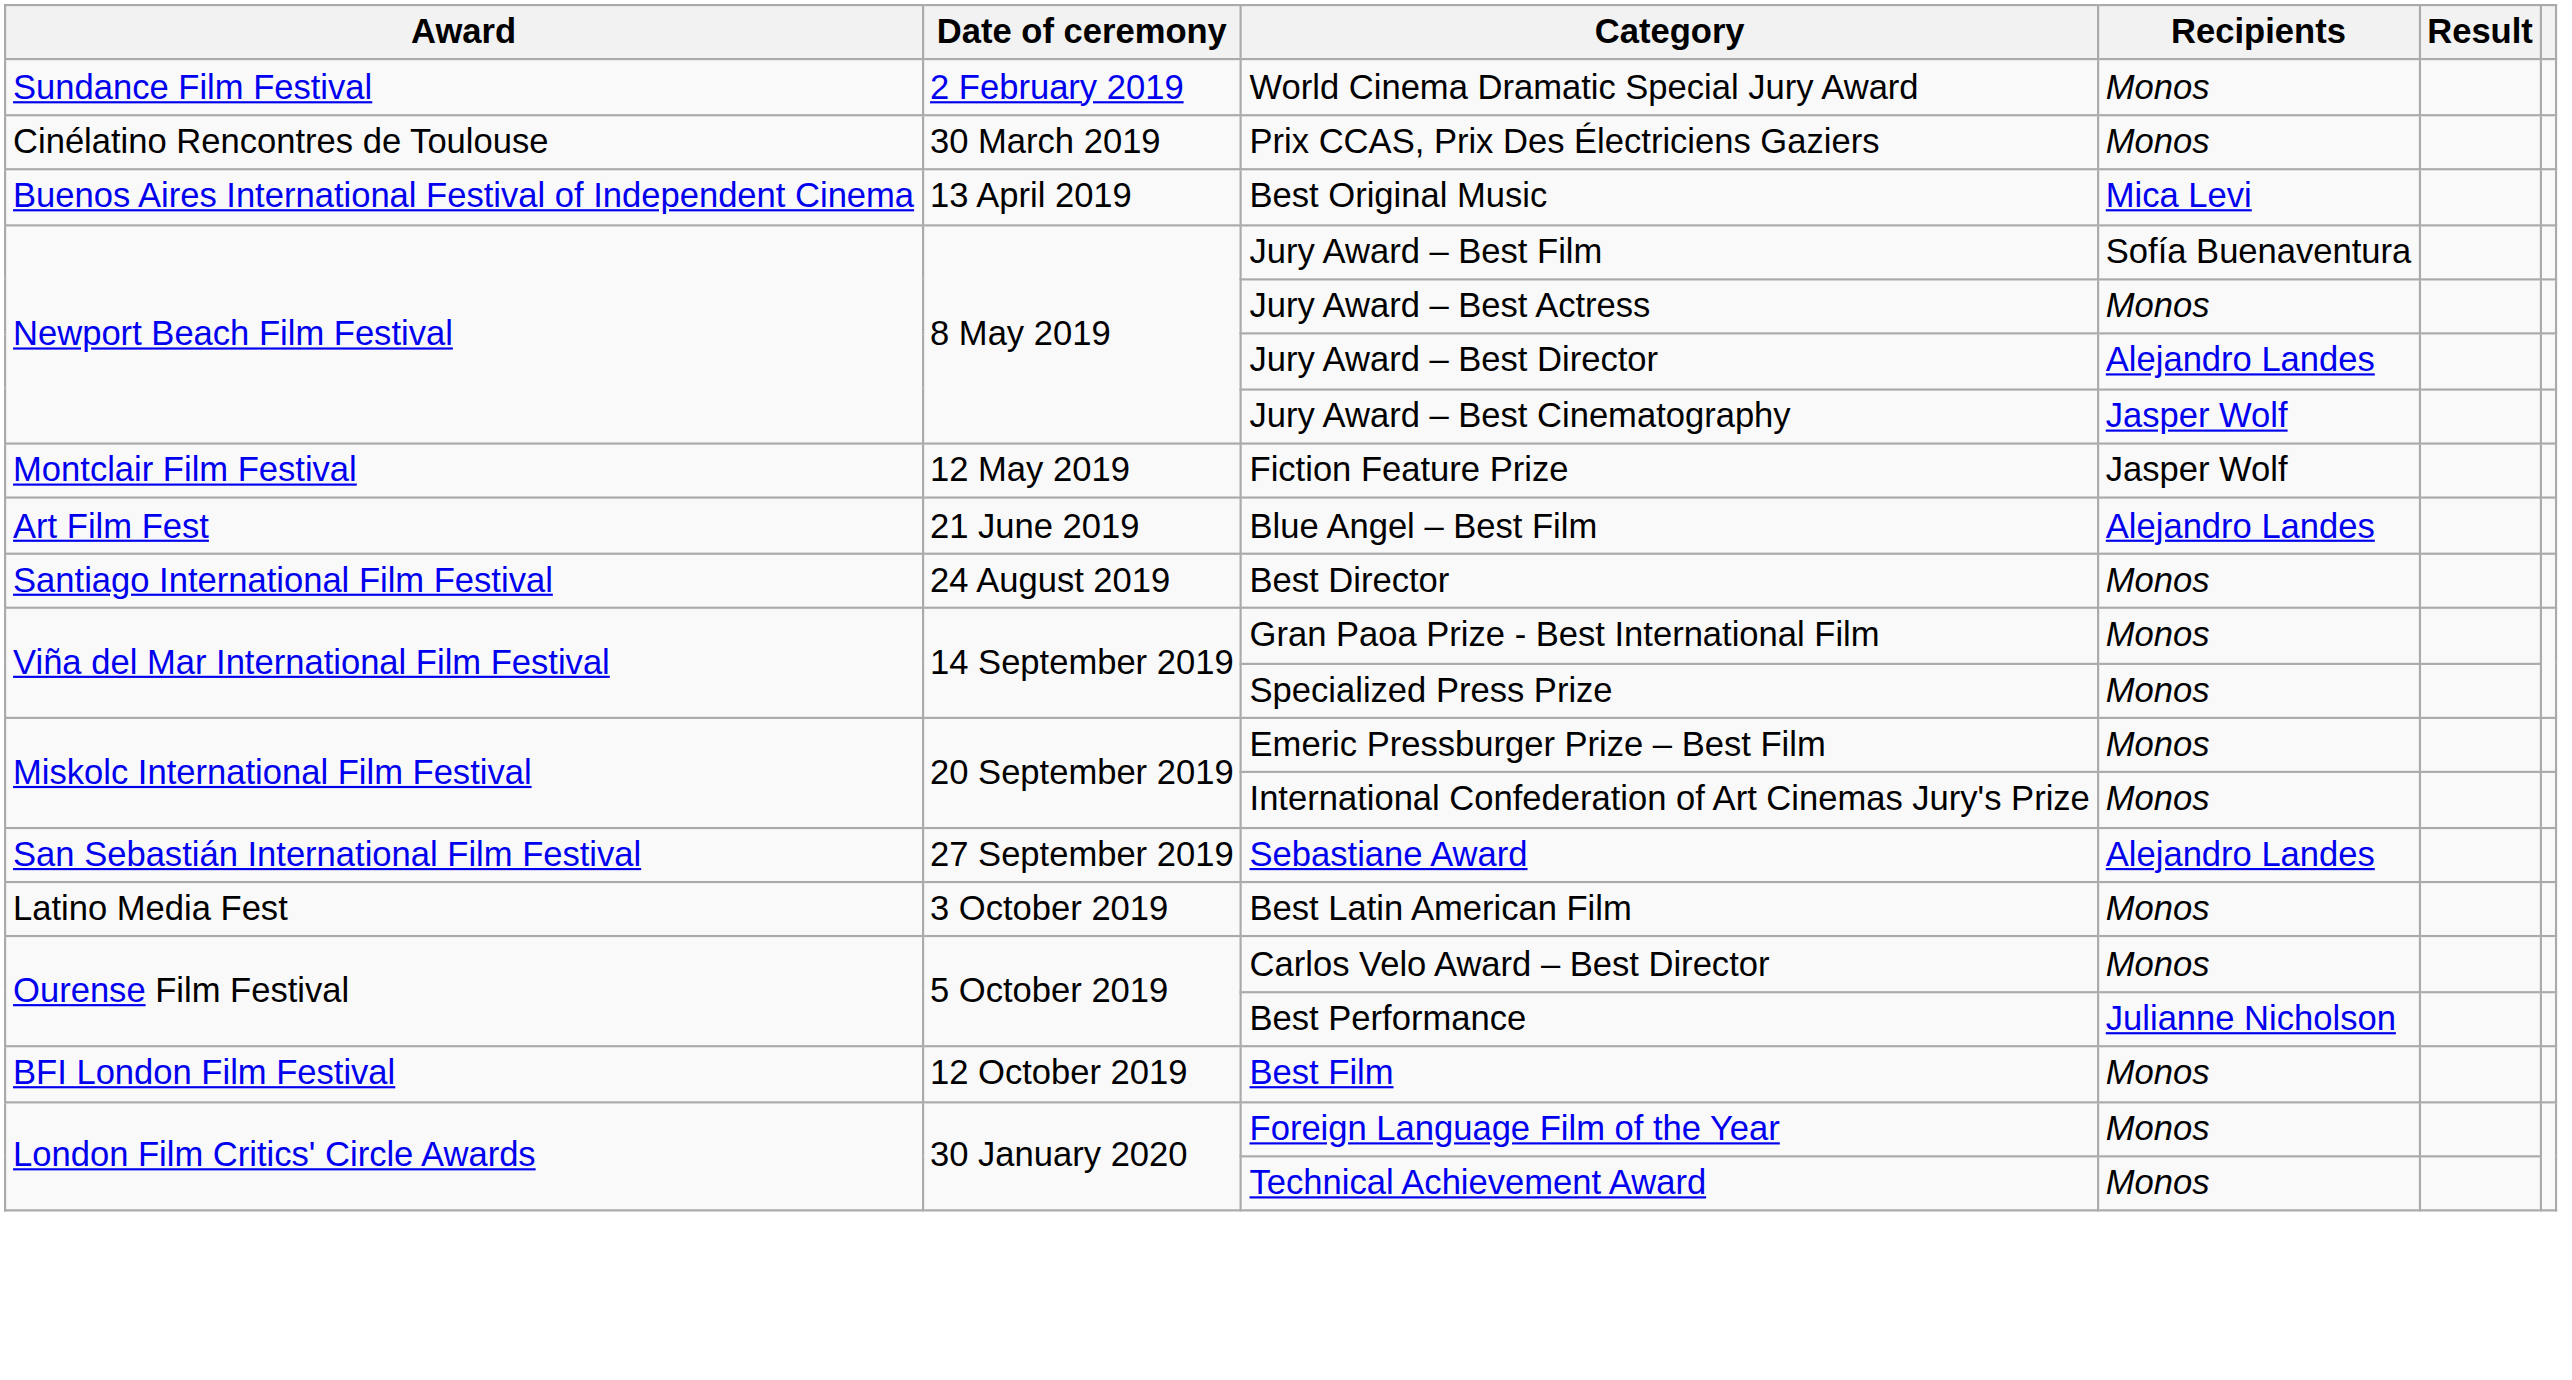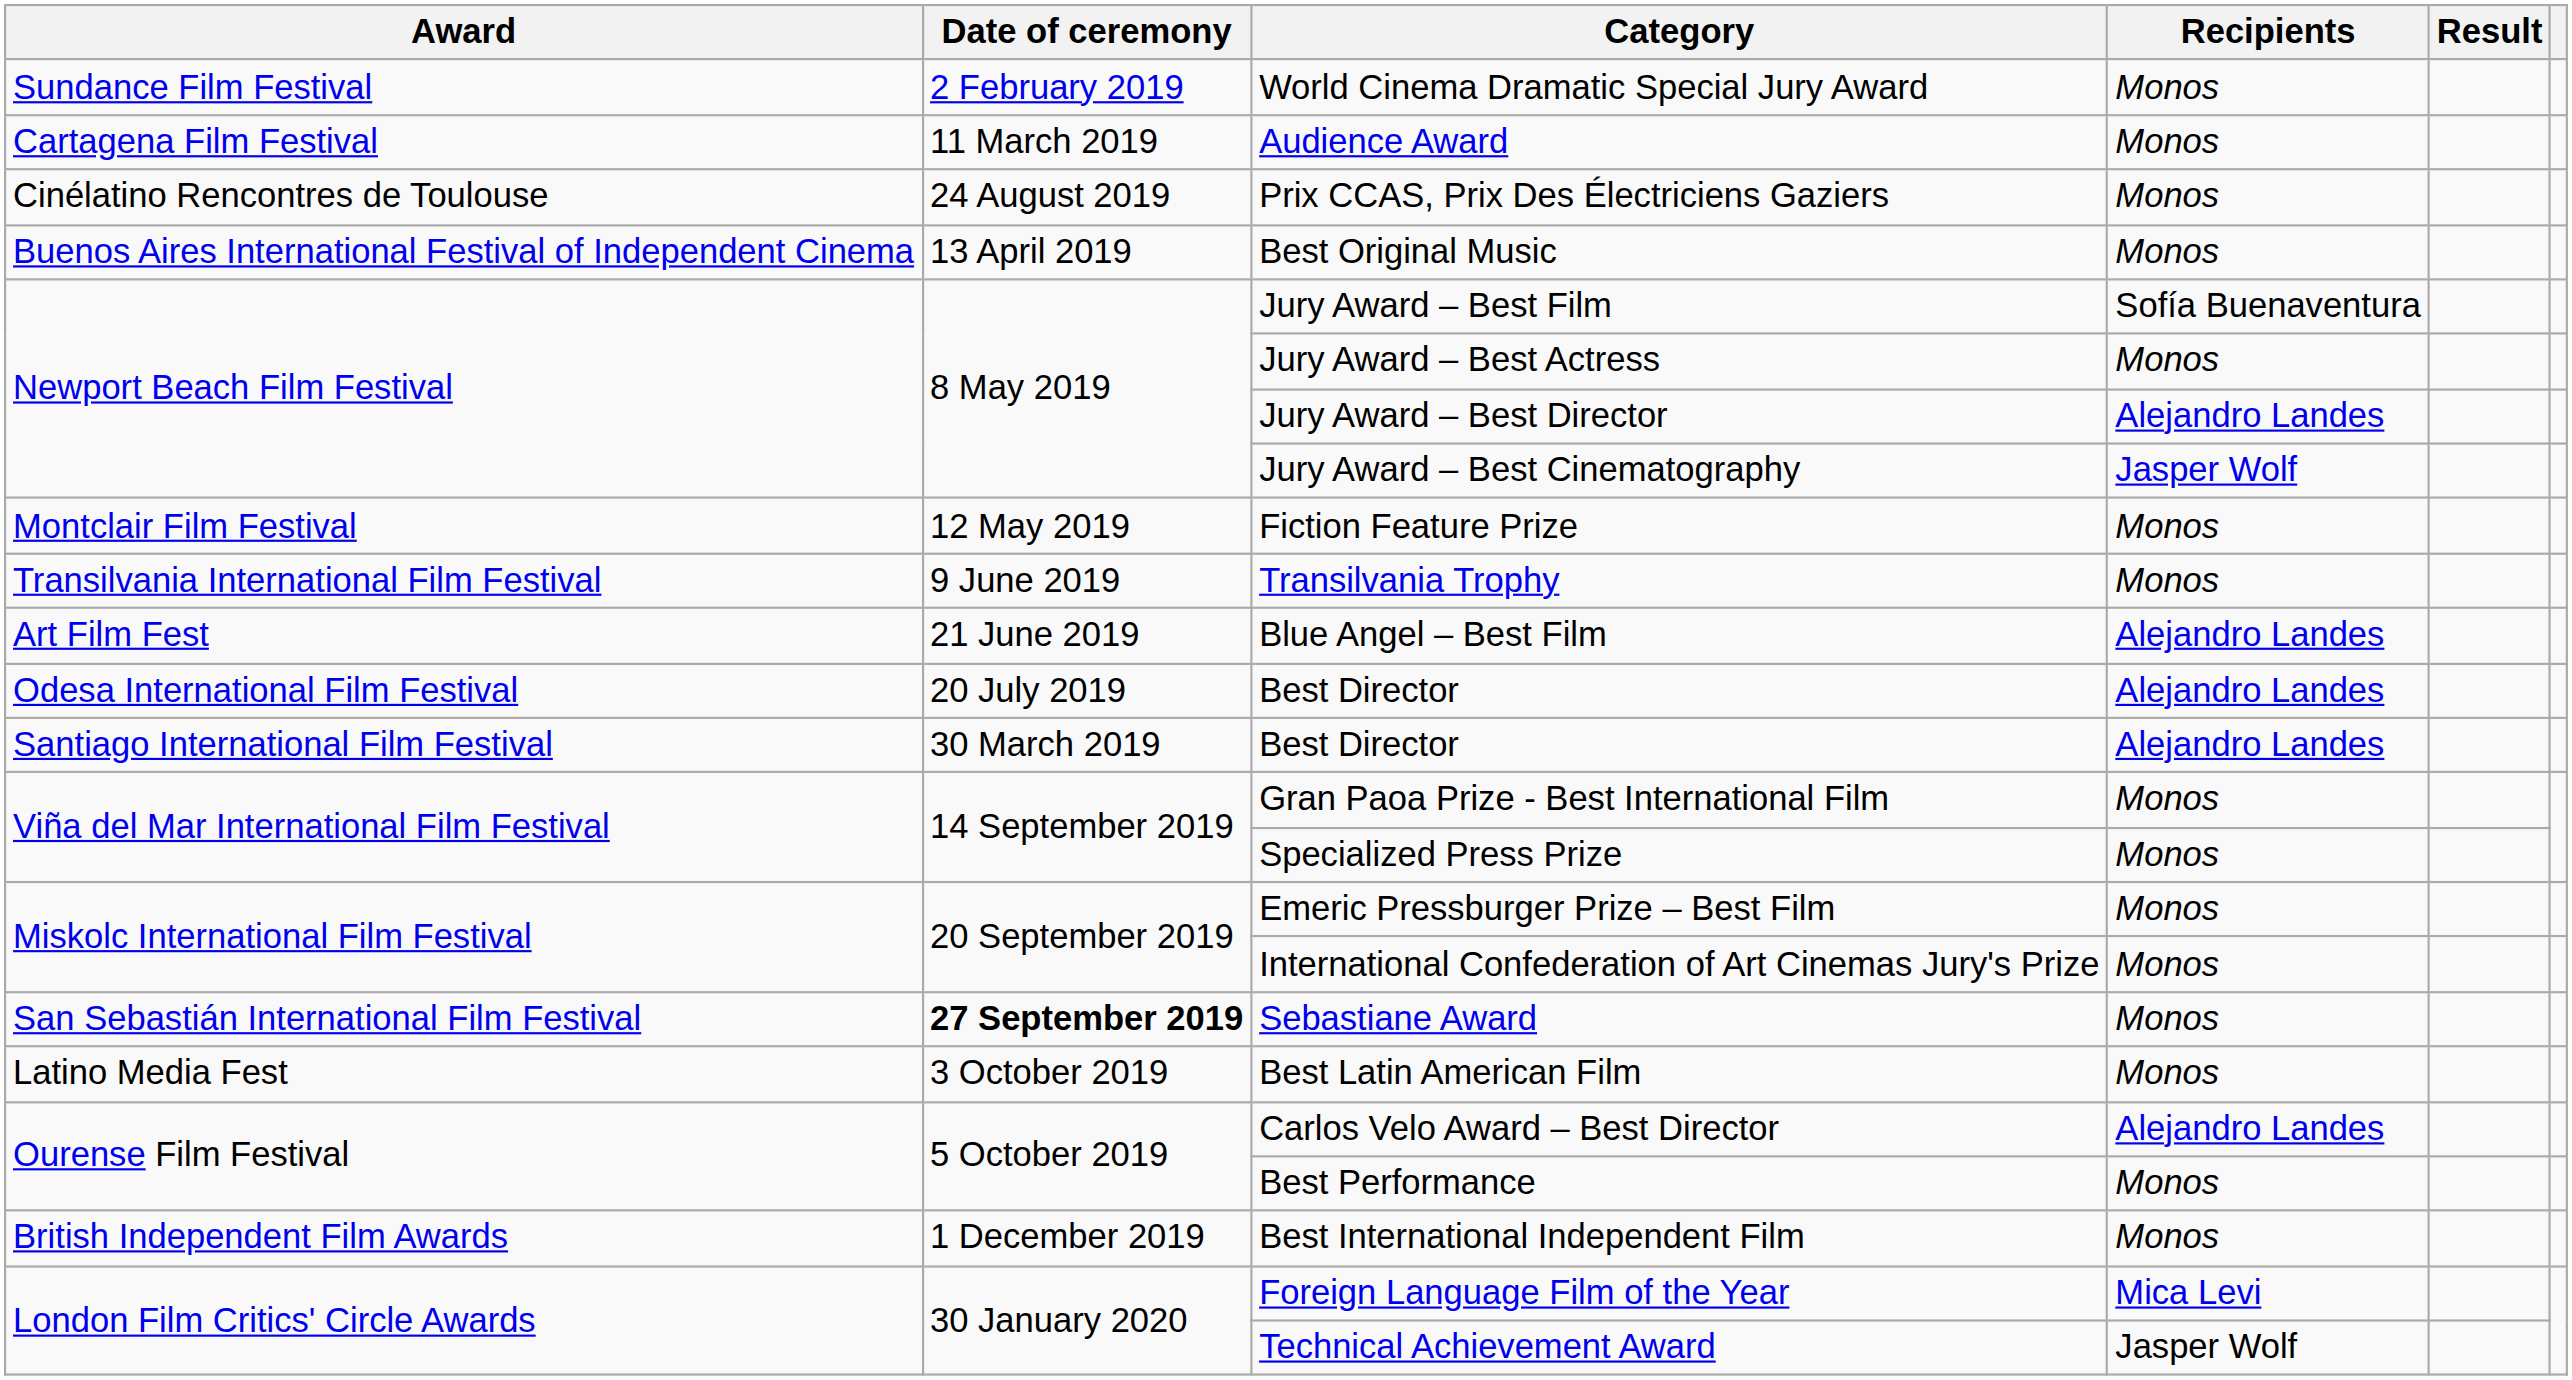+ row: (196, 141)
(1045, 141) 30 March 2019 -> (1050, 196) 24 August 2019
(2179, 196) Mica Levi -> (2167, 251) Monos
(2197, 470) Jasper Wolf -> (2167, 525) Monos
+ row: (307, 580)
+ row: (266, 689)
(1050, 580) 24 August 2019 -> (1045, 744) 30 March 2019
(2158, 580) Monos -> (2250, 744) Alejandro Landes
(1082, 854) normal -> (1087, 1018) bold
(2240, 854) Alejandro Landes -> (2167, 1018) Monos
(2158, 963) Monos -> (2250, 1128) Alejandro Landes
(2251, 1018) Julianne Nicholson -> (2167, 1182) Monos
- row: (204, 1073)
+ row: (261, 1237)
(2158, 1128) Monos -> (2188, 1292) Mica Levi
(2158, 1182) Monos -> (2206, 1347) Jasper Wolf
